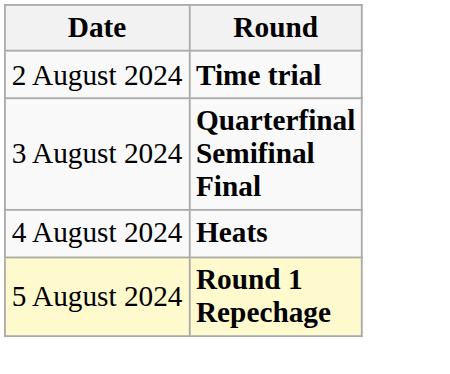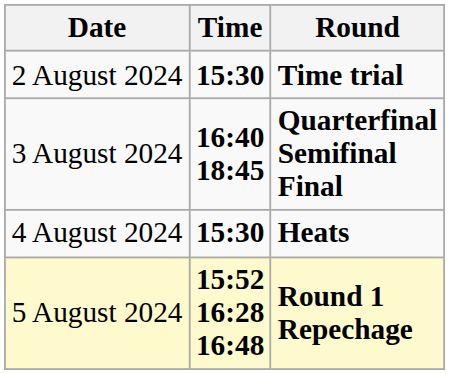+ column: (230, 27)
